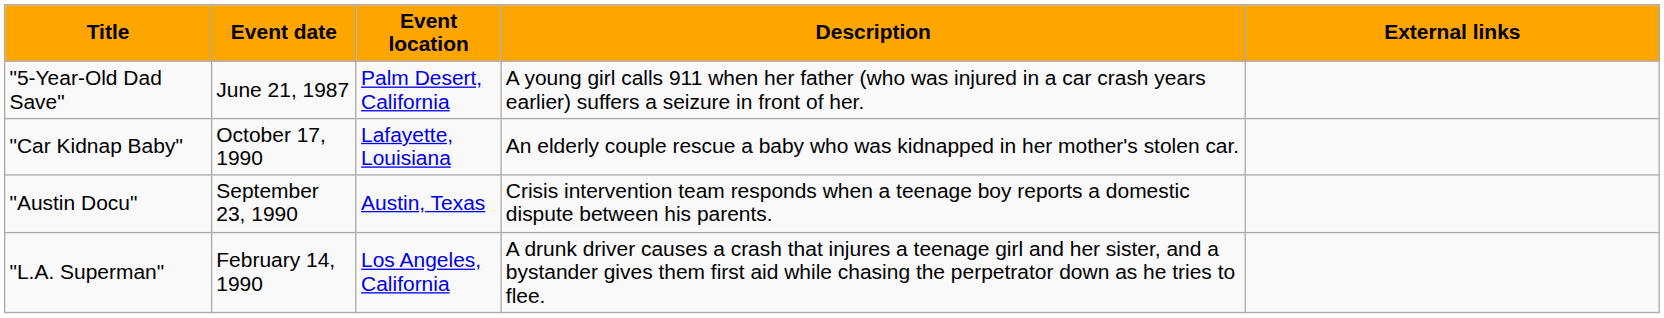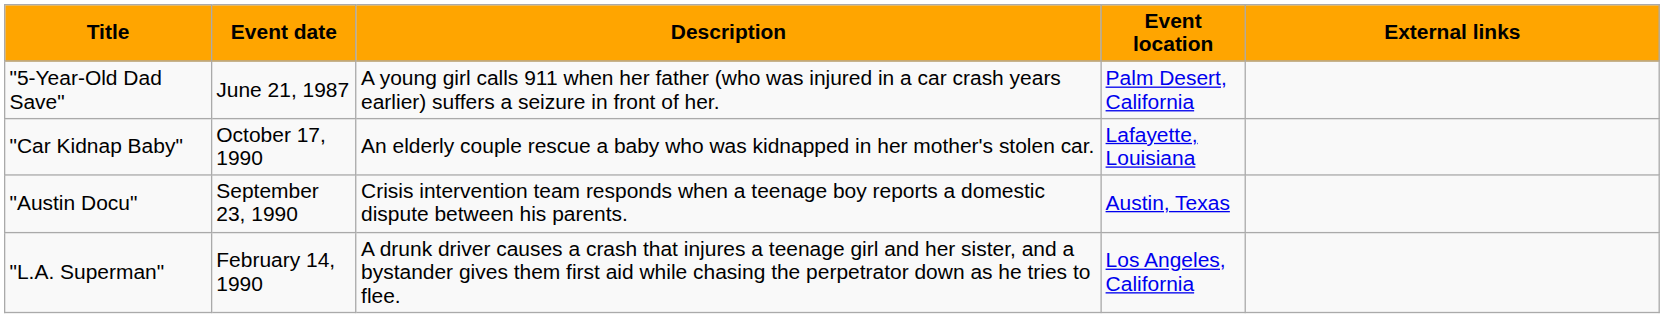columns swapped: (429, 32) <-> (873, 32)
